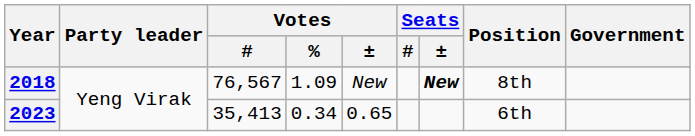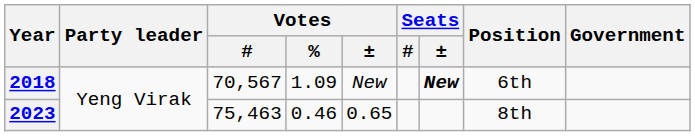(247, 83) 76,567 -> (247, 83) 70,567
(515, 83) 8th -> (515, 83) 6th
(247, 114) 35,413 -> (247, 114) 75,463
(314, 114) 0.34 -> (314, 114) 0.46
(515, 114) 6th -> (515, 114) 8th
